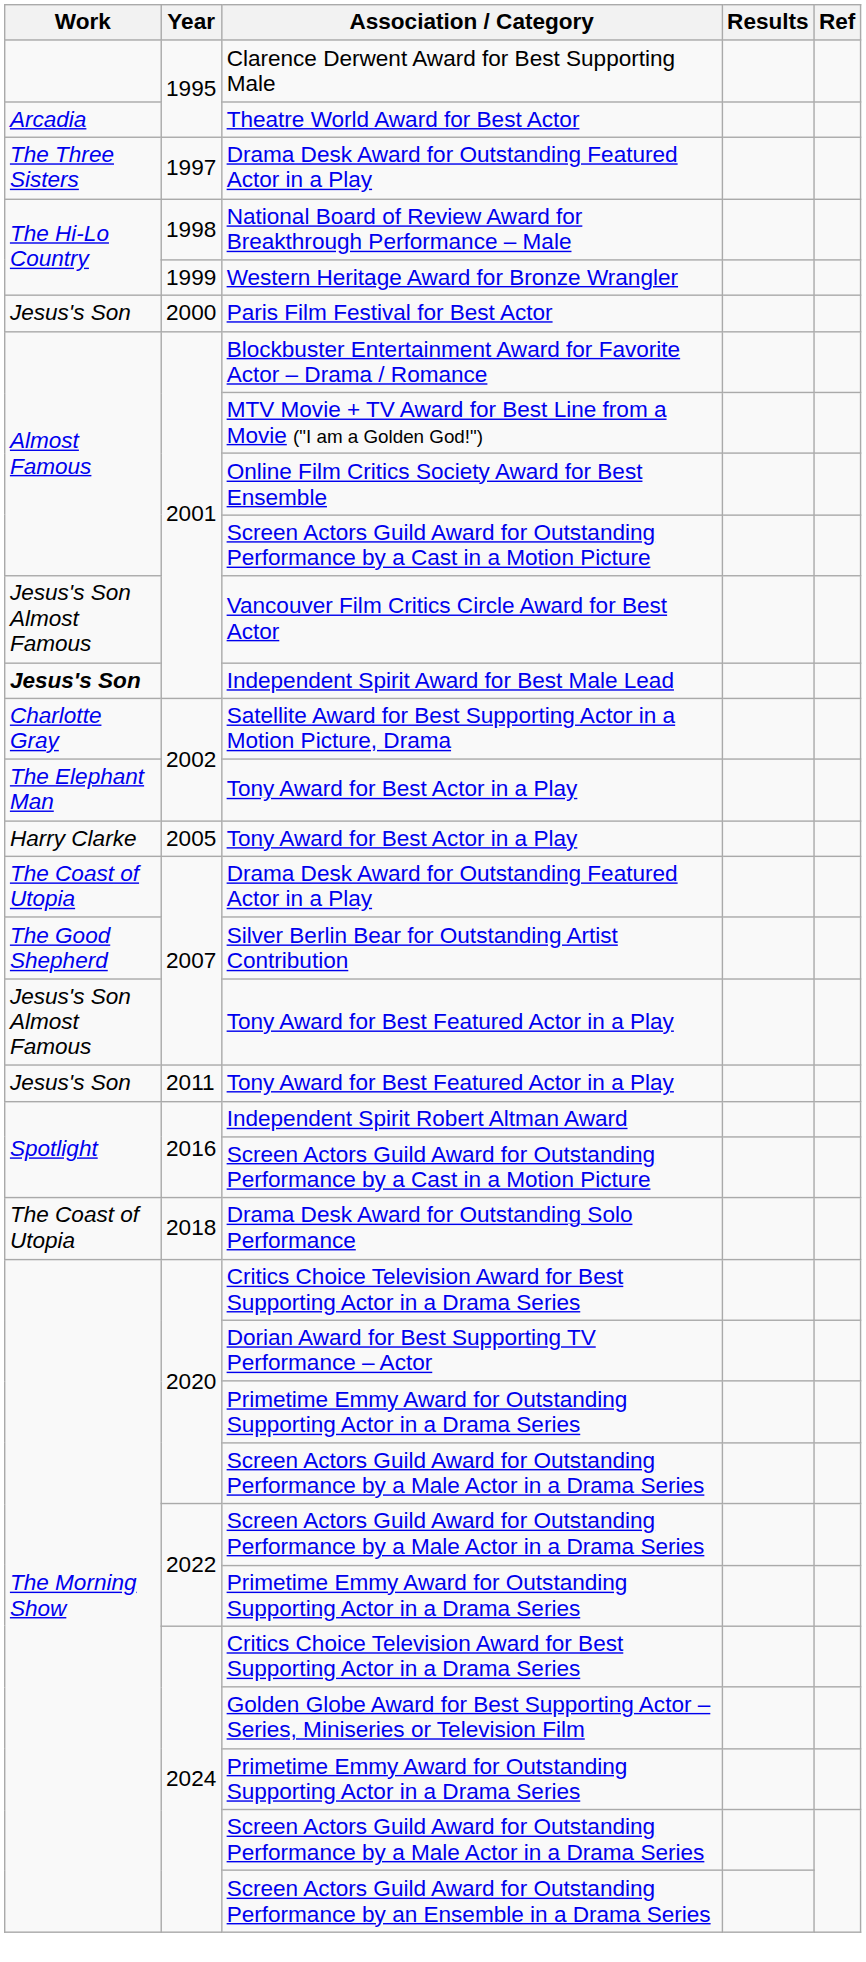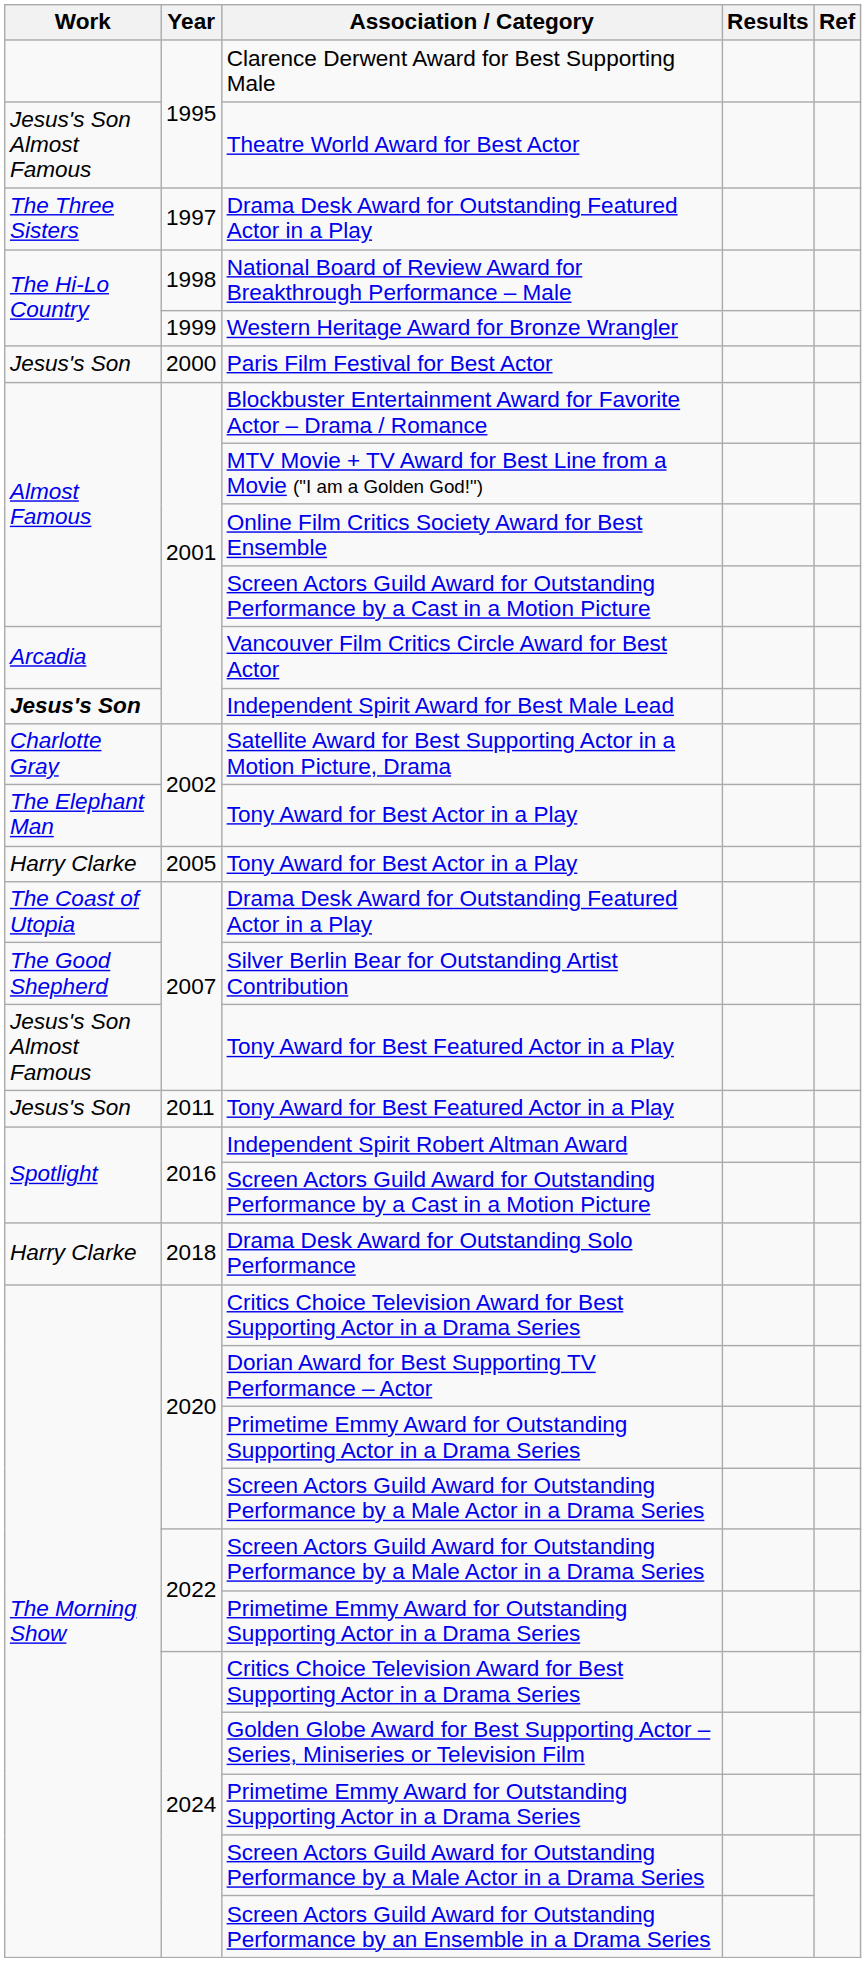(48, 119) Arcadia -> (70, 144) Jesus's Son Almost Famous
(70, 618) Jesus's Son Almost Famous -> (48, 657) Arcadia
(74, 1228) The Coast of Utopia -> (73, 1253) Harry Clarke
